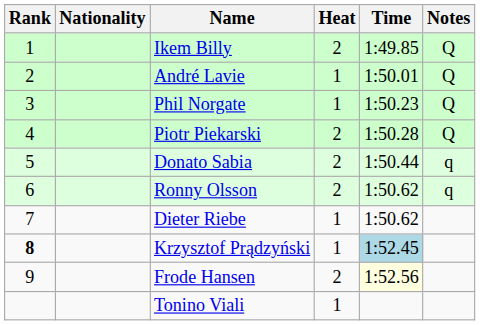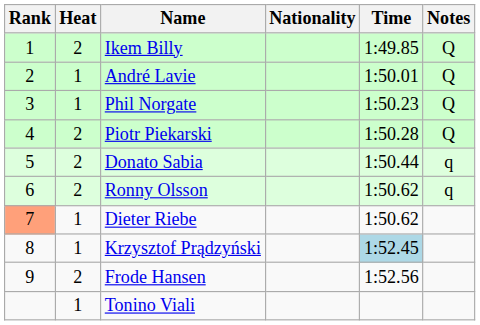columns swapped: (337, 18) <-> (102, 18)
(30, 219) no background -> (30, 219) lightsalmon background
(30, 248) bold -> (30, 248) normal
(391, 276) lightyellow background -> (391, 276) no background
